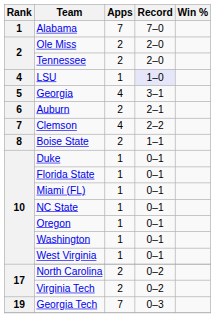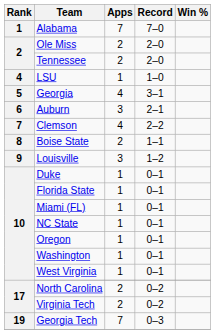(155, 77) lavender background -> (155, 77) no background
(120, 110) 2 -> (120, 110) 3
+ row: (57, 158)
